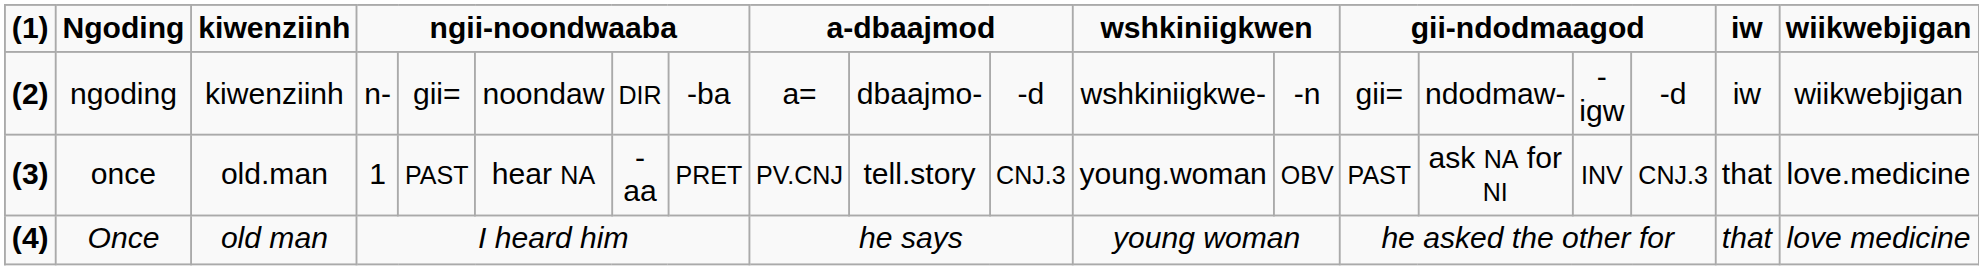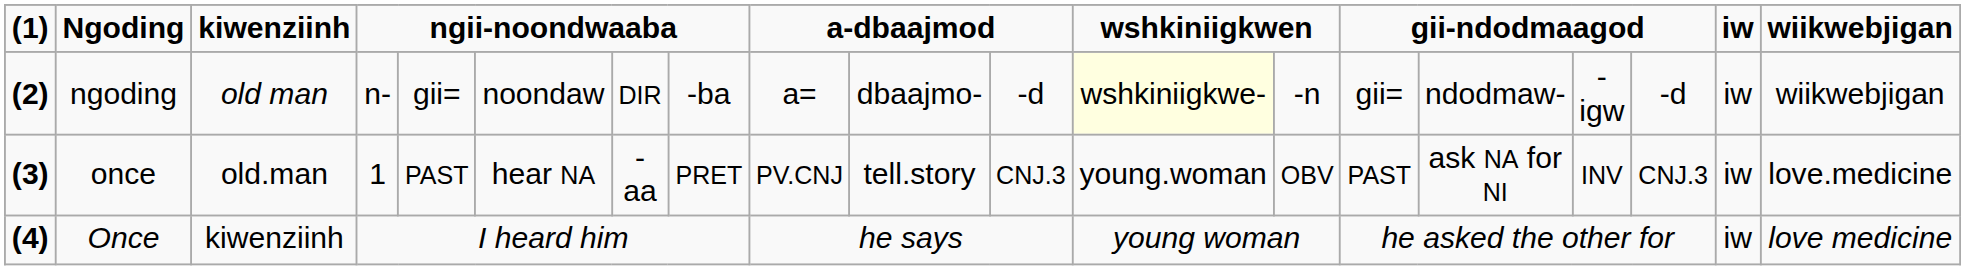(274, 92) kiwenziinh -> (274, 92) old man
(1173, 92) no background -> (1173, 92) lightyellow background
(1747, 174) that -> (1738, 174) iw
(274, 239) old man -> (274, 239) kiwenziinh
(1747, 239) that -> (1738, 239) iw
